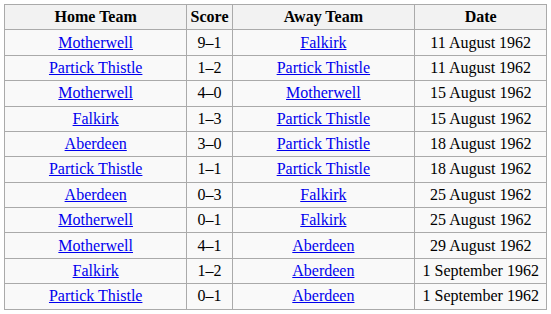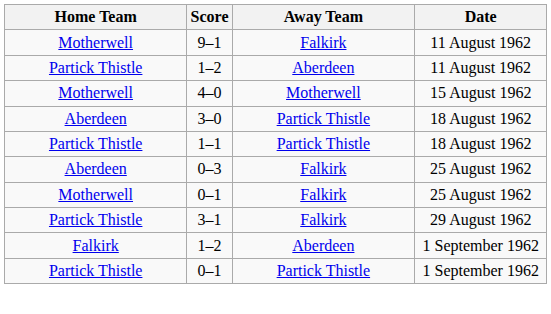(323, 67) Partick Thistle -> (323, 67) Aberdeen
- row: (210, 118)
- row: (210, 245)
+ row: (210, 220)
(323, 296) Aberdeen -> (323, 270) Partick Thistle
